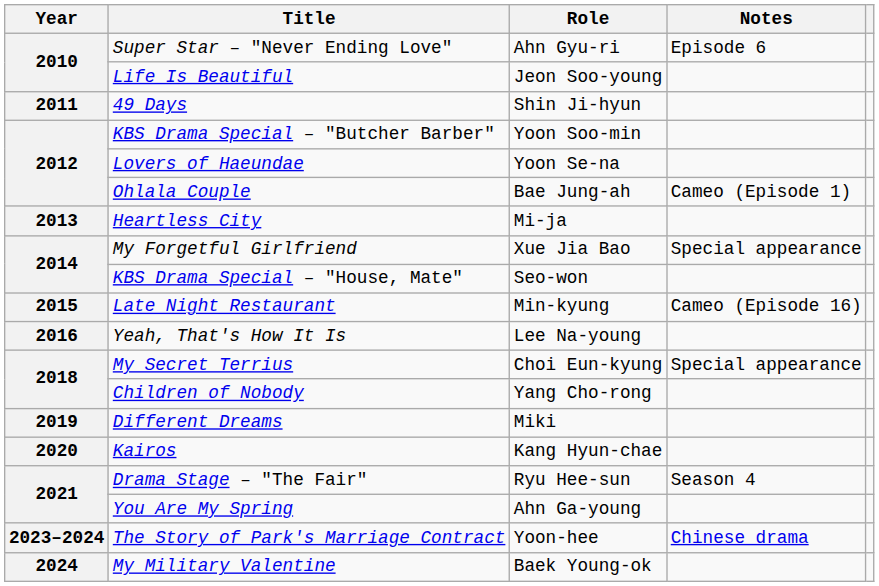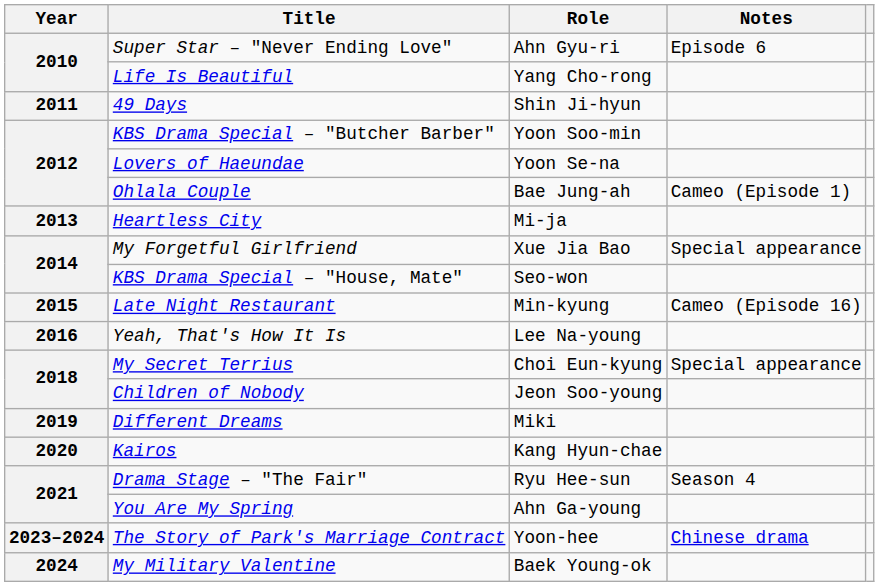(588, 77) Jeon Soo-young -> (583, 77) Yang Cho-rong
(583, 394) Yang Cho-rong -> (588, 394) Jeon Soo-young
